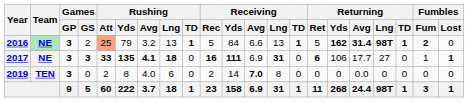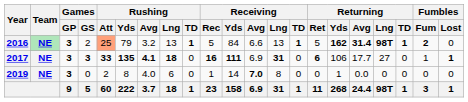(45, 74) TEN -> (45, 74) NE
(211, 74) 2 -> (211, 74) 1
(339, 74) 0 -> (339, 74) 1
